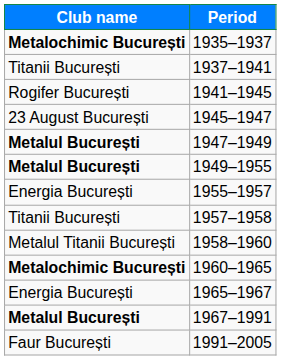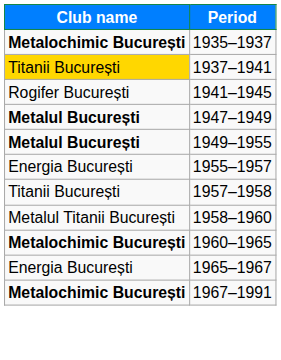(64, 67) no background -> (64, 67) gold background
- row: (232, 117)
(74, 318) Metalul București -> (97, 292) Metalochimic București
- row: (232, 343)
